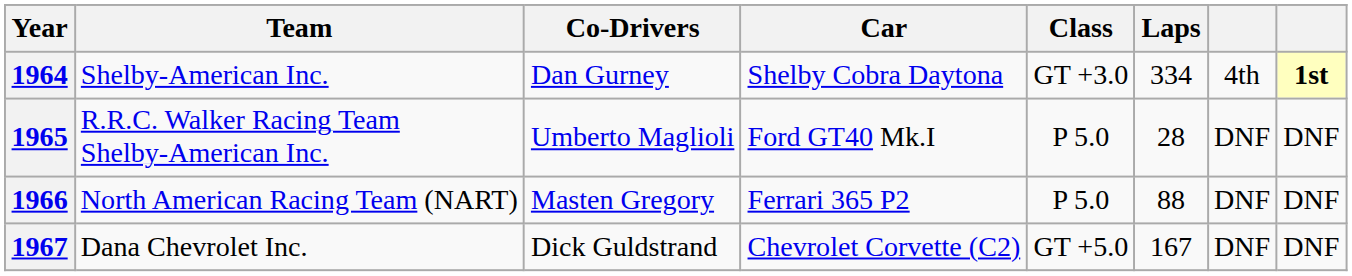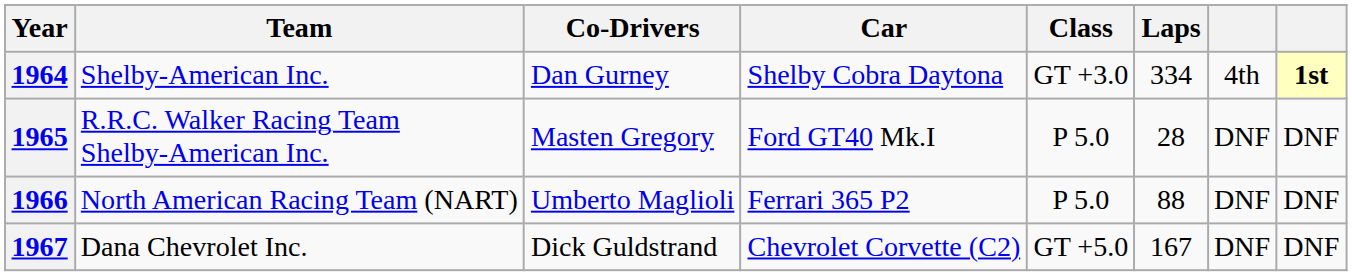(633, 137) Umberto Maglioli -> (623, 137) Masten Gregory
(623, 200) Masten Gregory -> (633, 200) Umberto Maglioli
